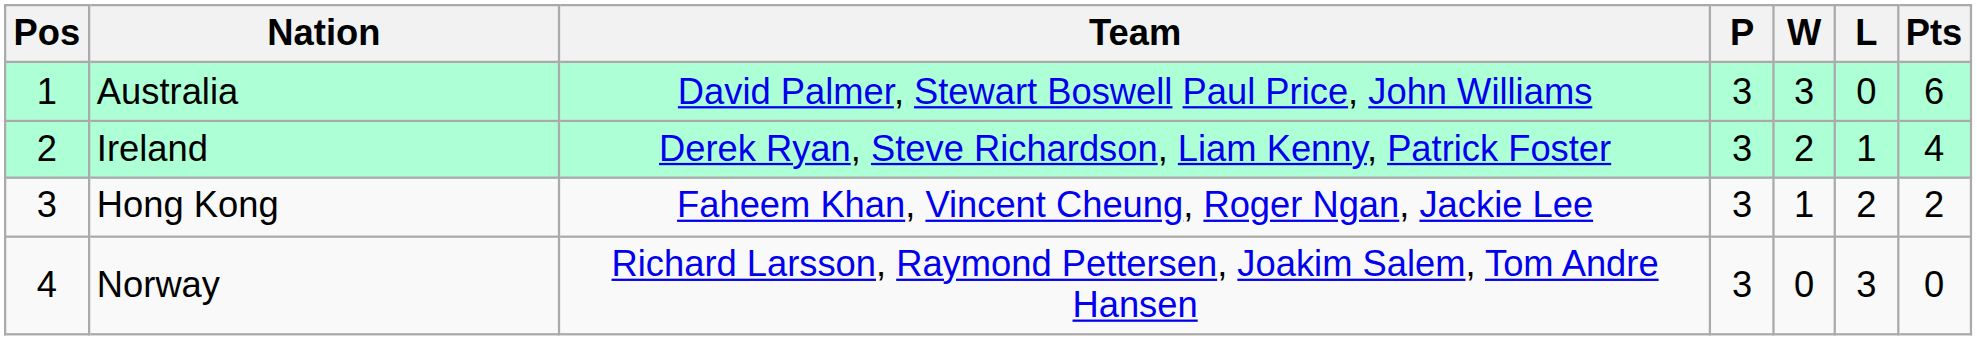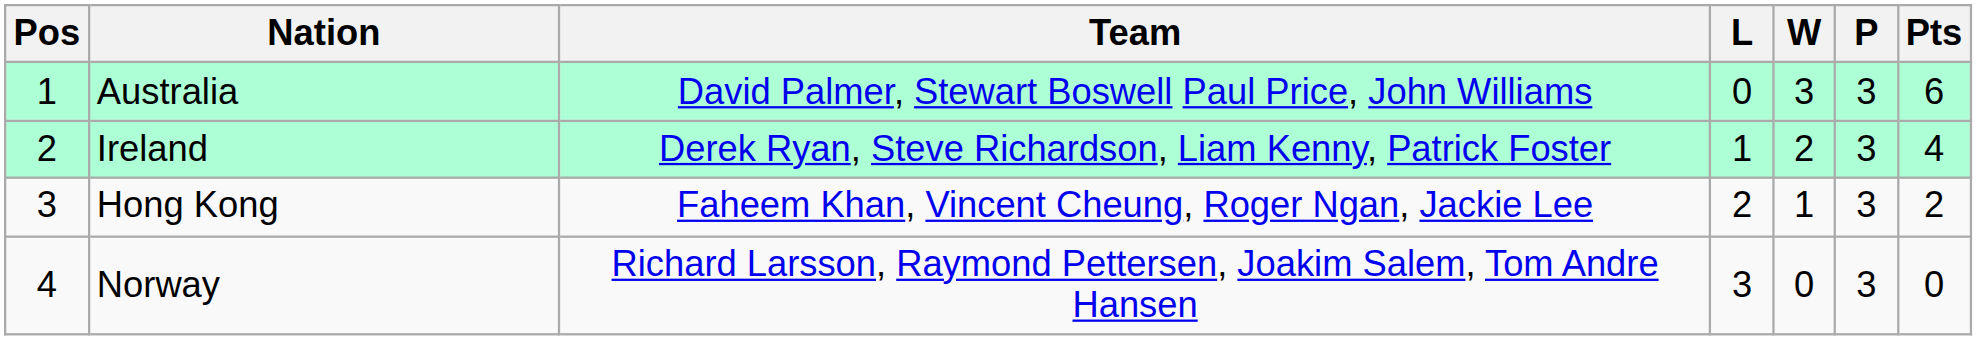columns swapped: (1742, 33) <-> (1866, 33)
